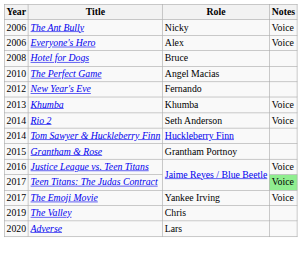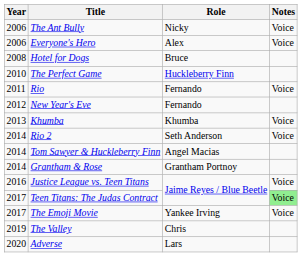(192, 74) Angel Macias -> (199, 74) Huckleberry Finn
+ row: (37, 89)
(199, 136) Huckleberry Finn -> (192, 151) Angel Macias
(16, 151) 2015 -> (16, 167) 2014
